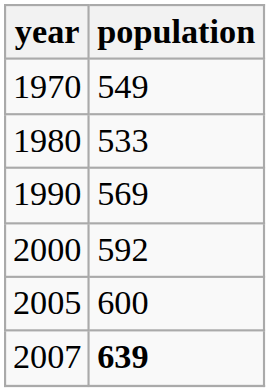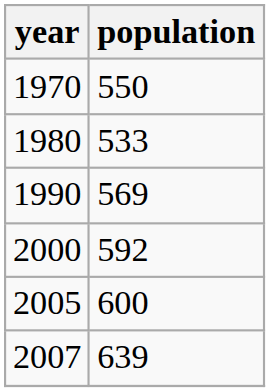(123, 85) 549 -> (123, 85) 550
(123, 357) bold -> (123, 357) normal
